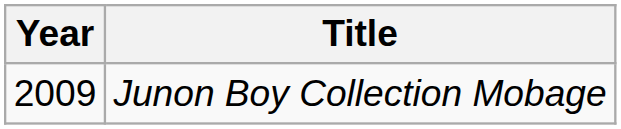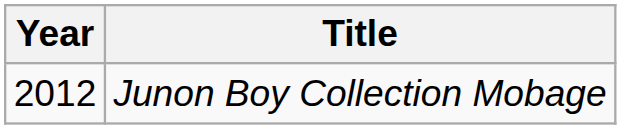(55, 92) 2009 -> (55, 92) 2012
